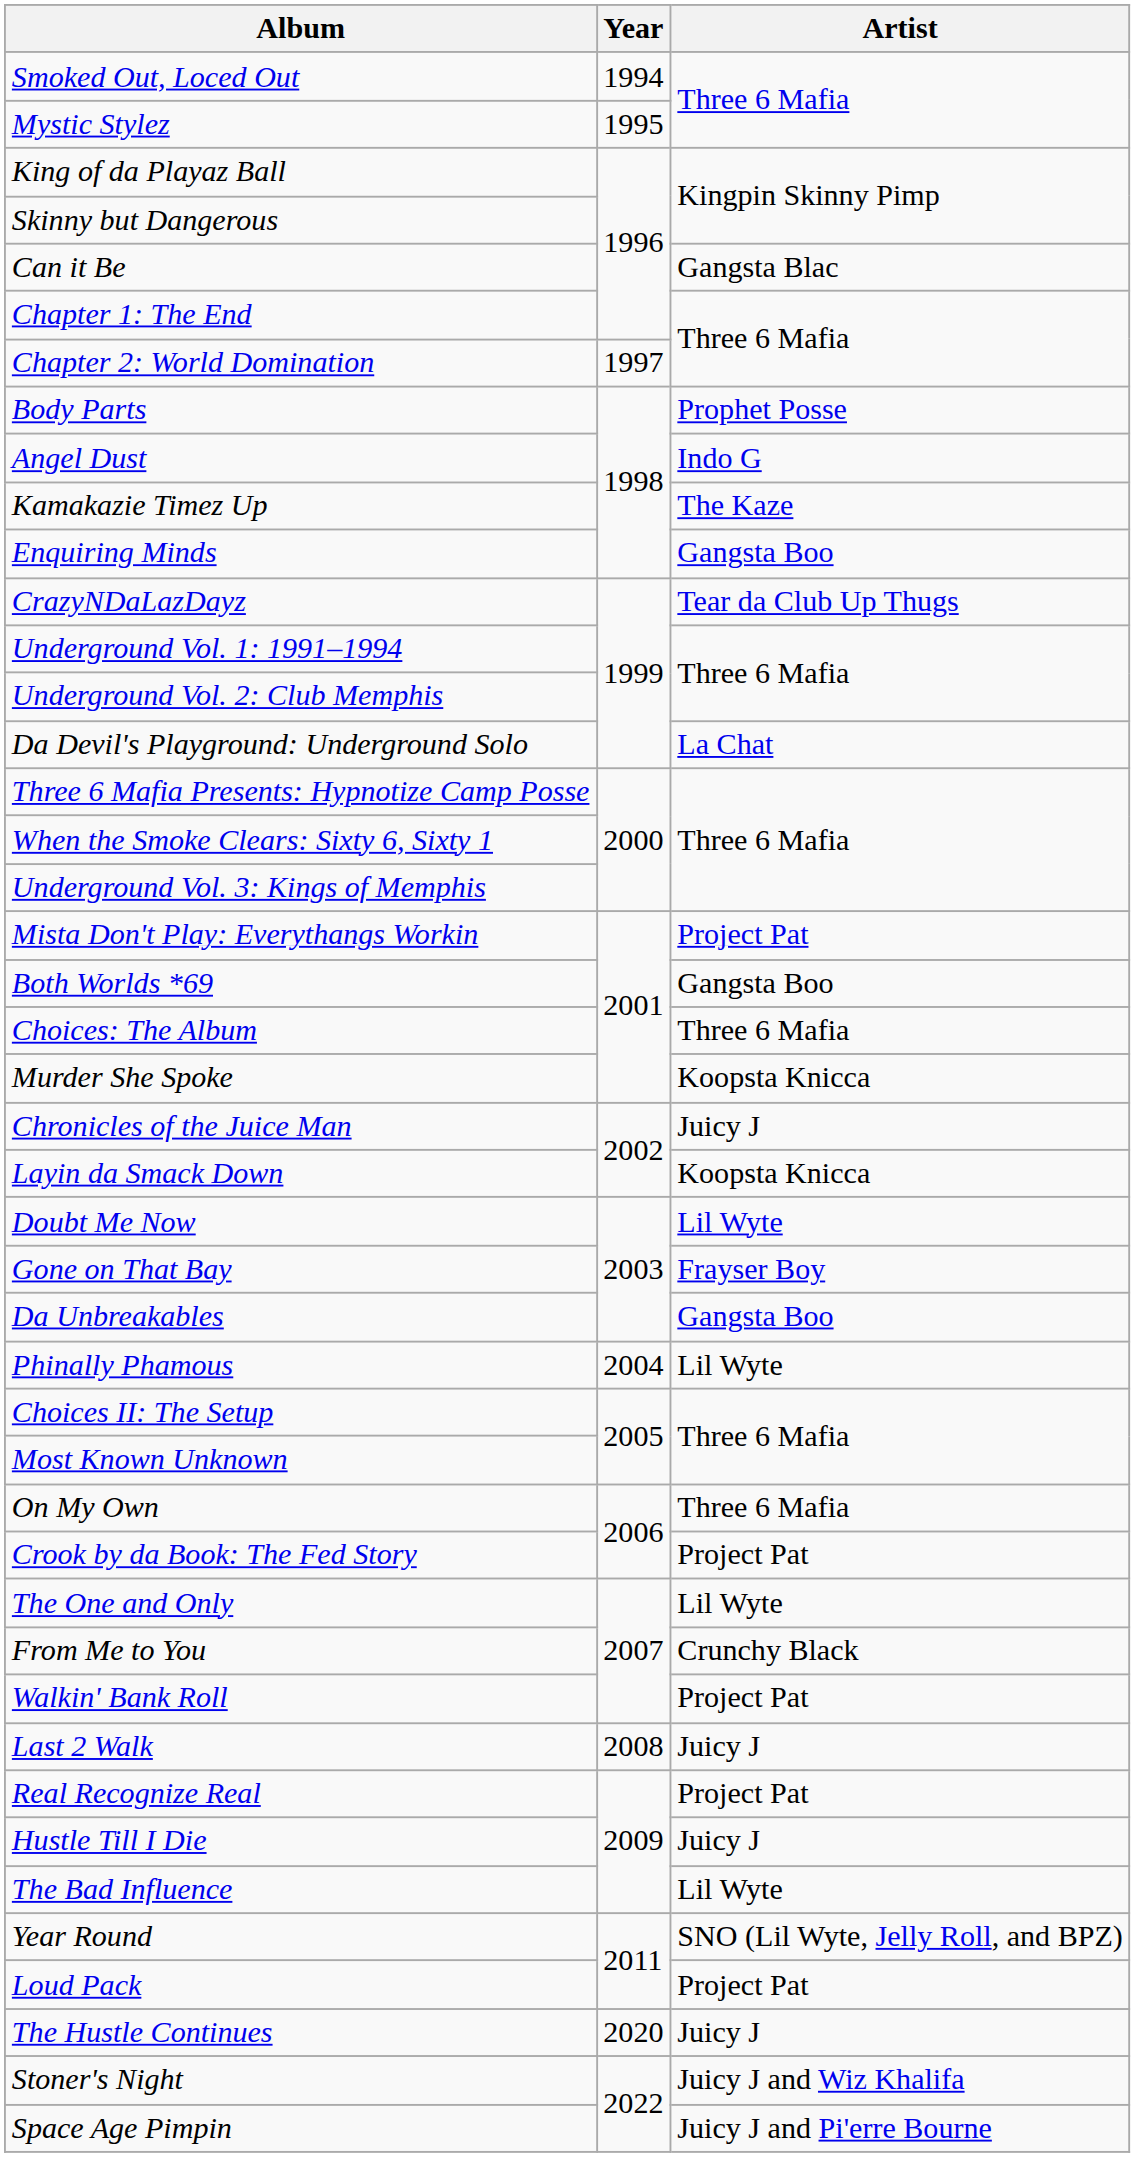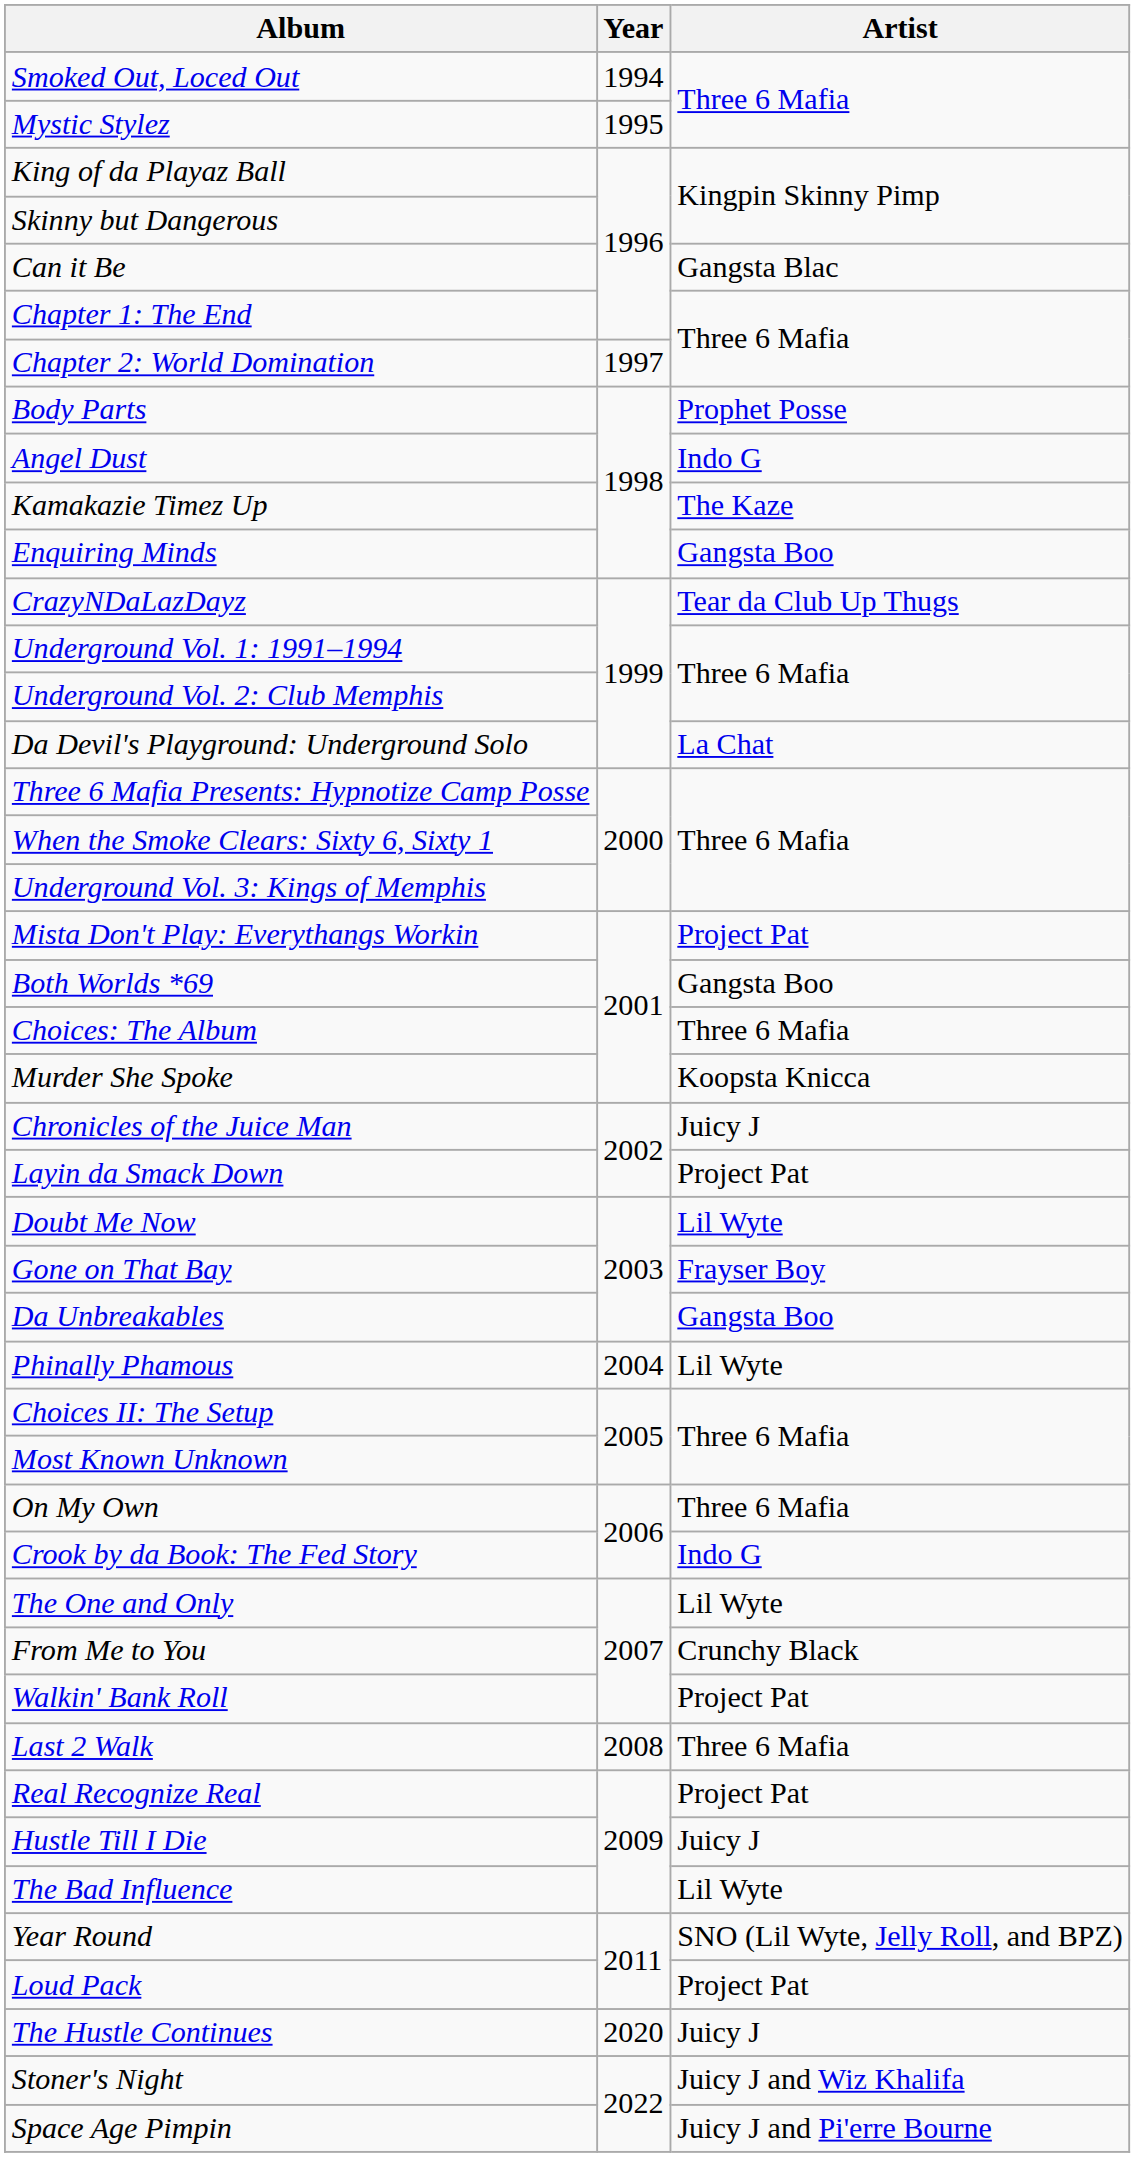(774, 1173) Koopsta Knicca -> (743, 1173) Project Pat
(743, 1554) Project Pat -> (720, 1554) Indo G
(719, 1745) Juicy J -> (763, 1745) Three 6 Mafia
